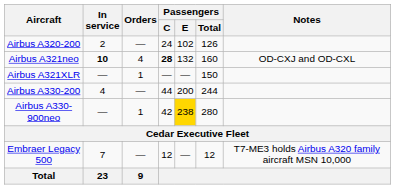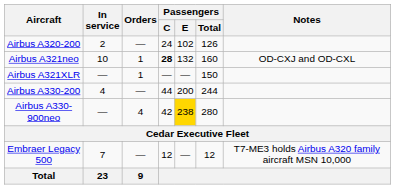(102, 59) bold -> (102, 59) normal
(140, 59) 4 -> (140, 59) 1
(140, 112) 1 -> (140, 112) 4
